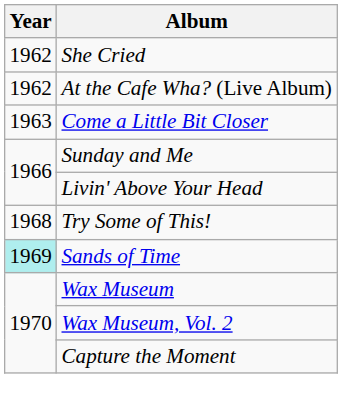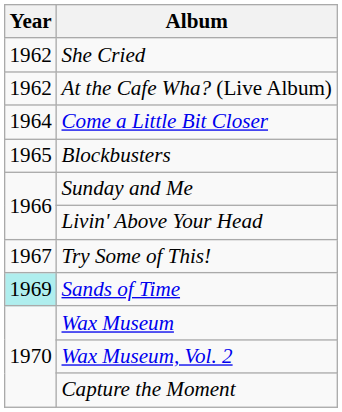(31, 121) 1963 -> (31, 121) 1964
+ row: (116, 155)
(31, 222) 1968 -> (31, 255) 1967
